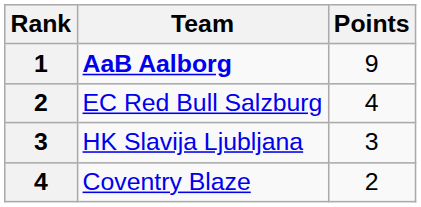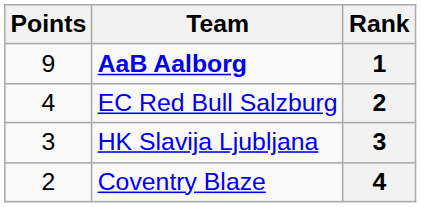columns swapped: (41, 24) <-> (372, 24)
